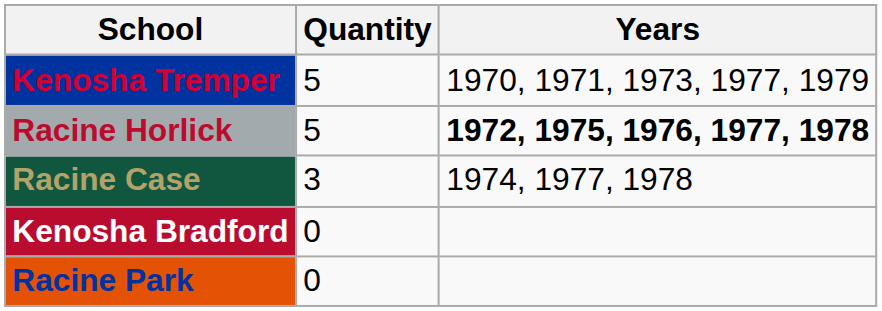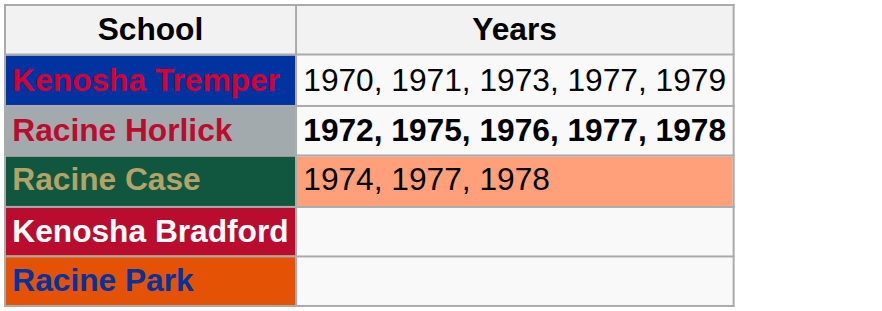- column: (368, 29)
(570, 180) no background -> (427, 180) lightsalmon background
